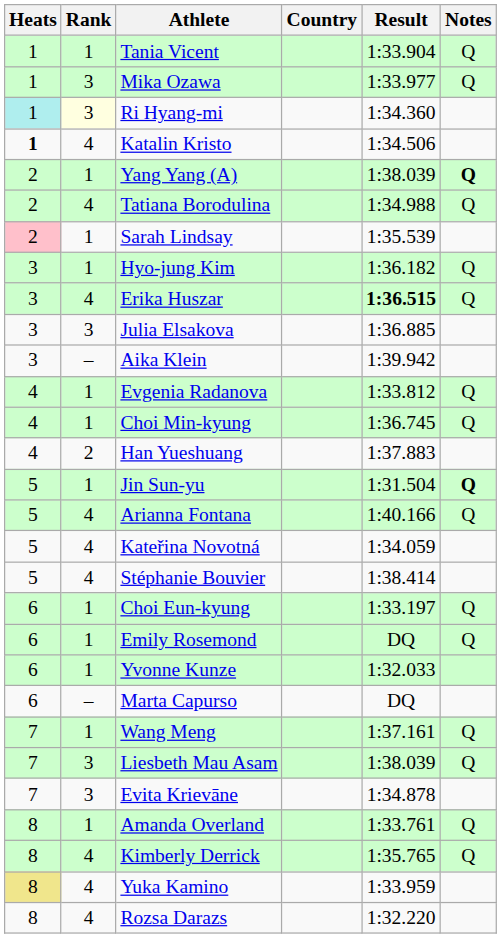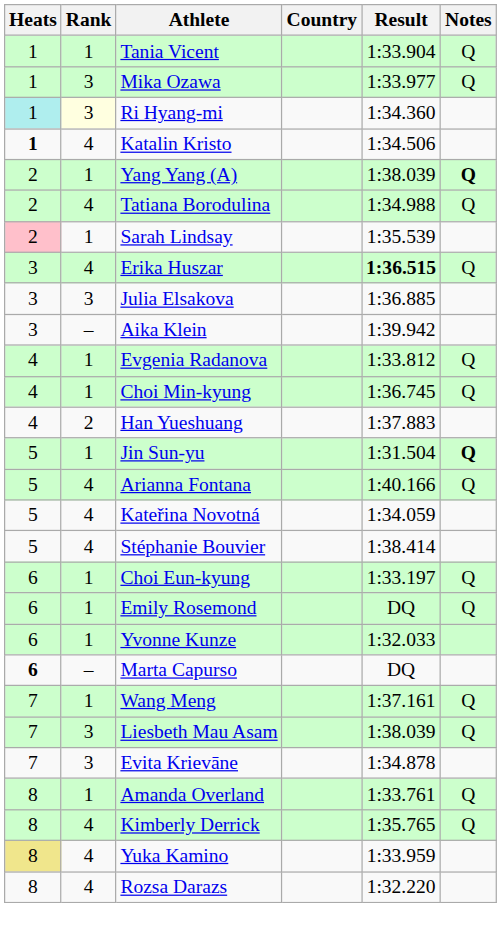- row: (178, 267)
(33, 701) normal -> (33, 670) bold
